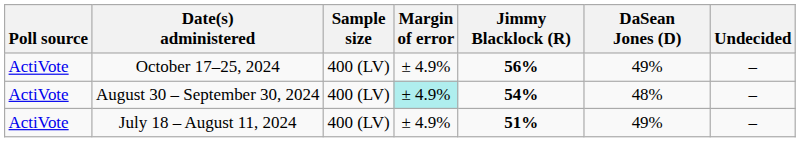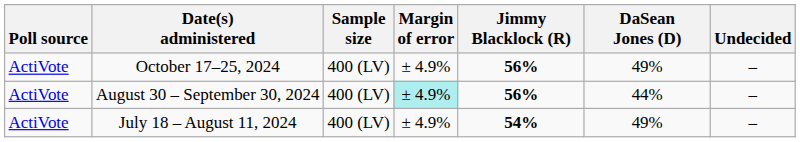(521, 95) 54% -> (521, 95) 56%
(647, 95) 48% -> (647, 95) 44%
(521, 123) 51% -> (521, 123) 54%
